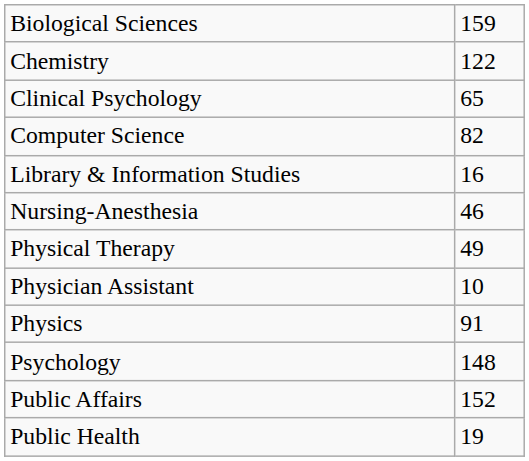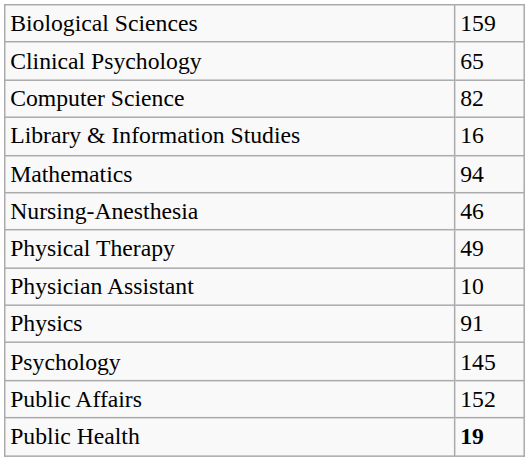- row: (60, 60)
+ row: (71, 173)
(478, 361) 148 -> (478, 361) 145
(472, 436) normal -> (472, 436) bold
